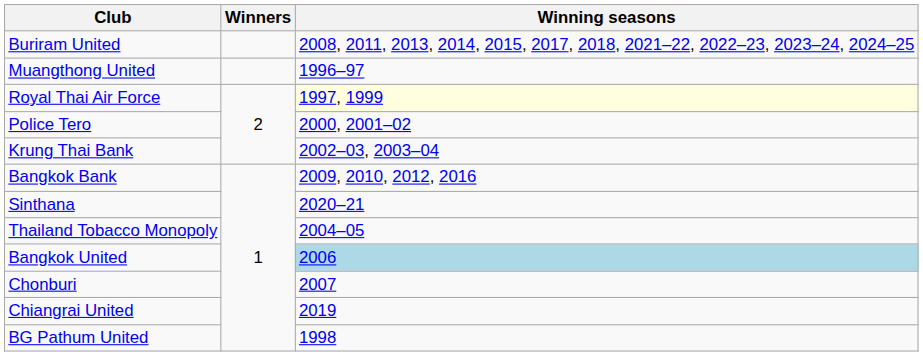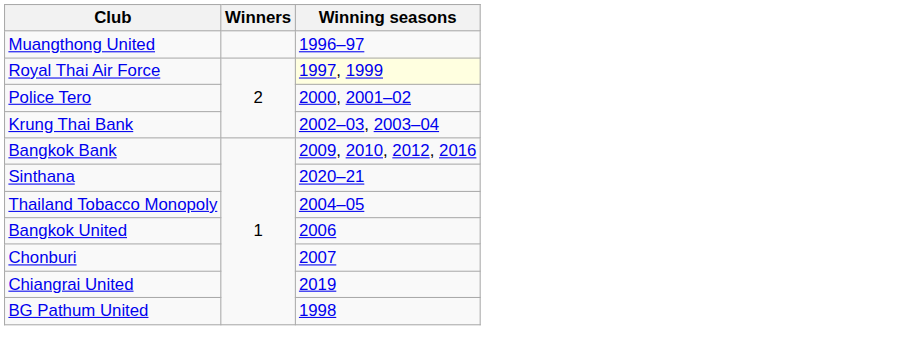- row: (64, 44)
(318, 257) lightblue background -> (318, 230) no background
